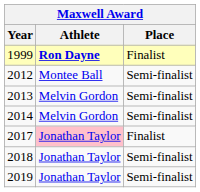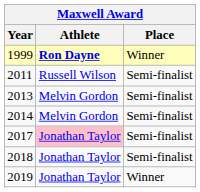(146, 55) Finalist -> (145, 55) Winner
+ row: (20, 75)
- row: (20, 75)
(146, 136) Finalist -> (160, 136) Semi-finalist
(160, 177) Semi-finalist -> (145, 177) Winner
